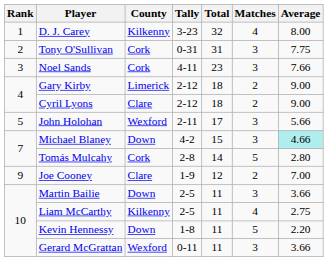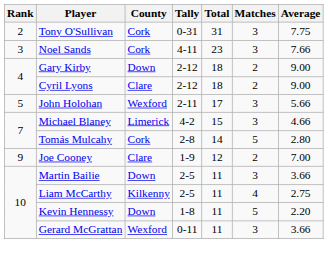- row: (64, 31)
(148, 85) Limerick -> (141, 67) Down
(141, 139) Down -> (148, 121) Limerick
(301, 139) paleturquoise background -> (301, 121) no background
